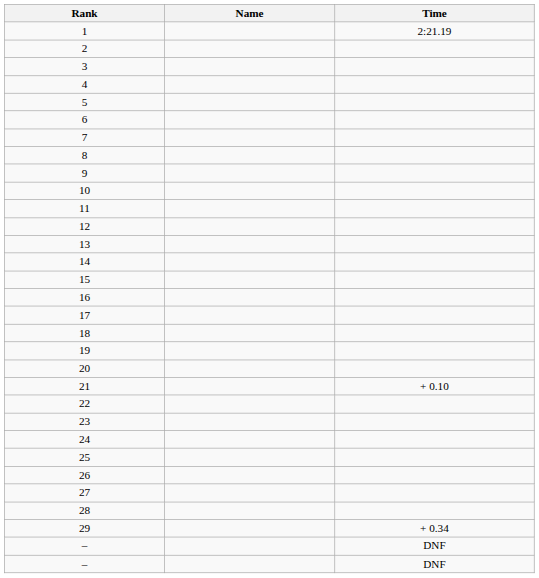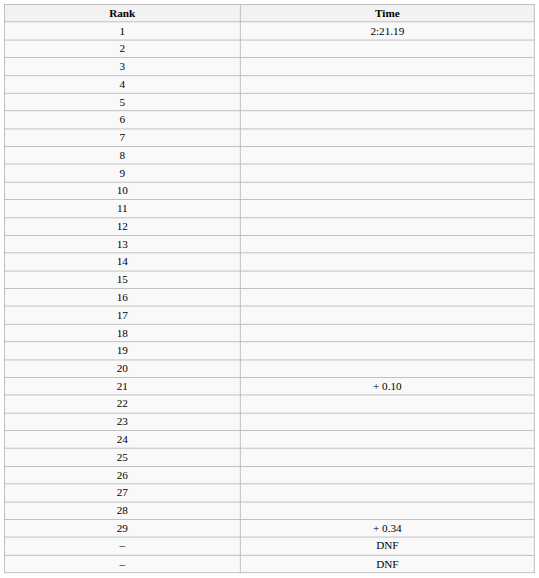- column: (250, 13)
